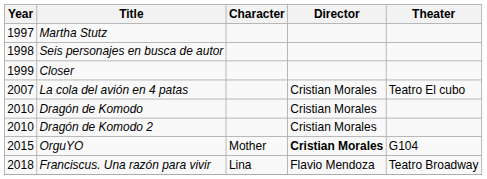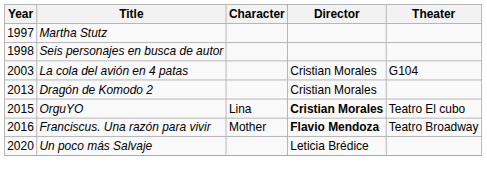- row: (57, 71)
(21, 90) 2007 -> (21, 71) 2003
(427, 90) Teatro El cubo -> (403, 71) G104
- row: (91, 109)
(21, 128) 2010 -> (21, 90) 2013
(248, 146) Mother -> (240, 109) Lina
(403, 146) G104 -> (427, 109) Teatro El cubo
(21, 165) 2018 -> (21, 128) 2016
(240, 165) Lina -> (248, 128) Mother
(332, 165) normal -> (335, 128) bold
+ row: (96, 146)
